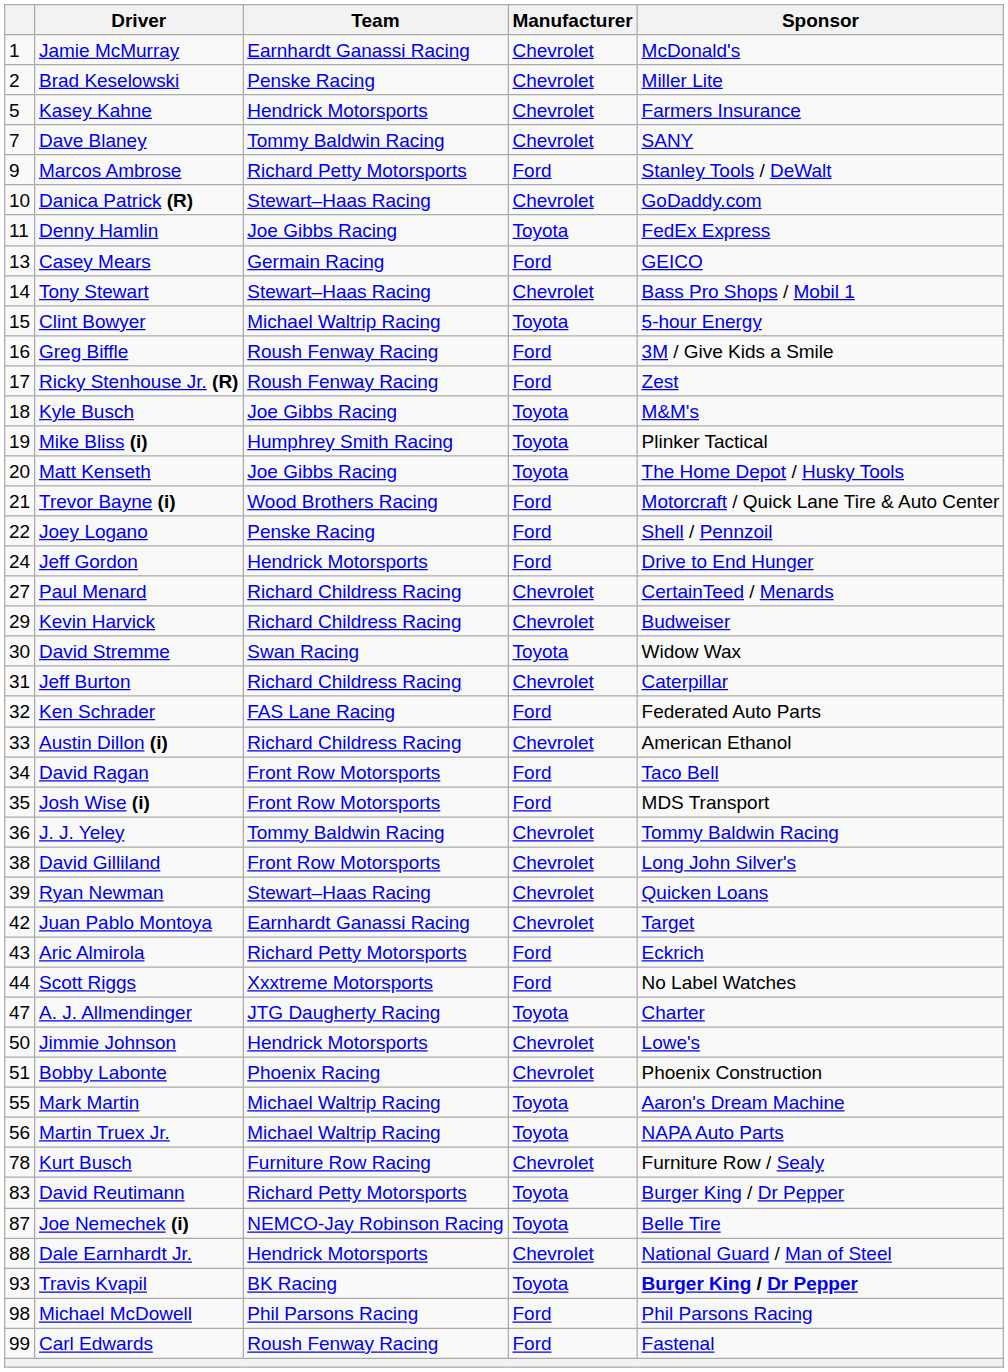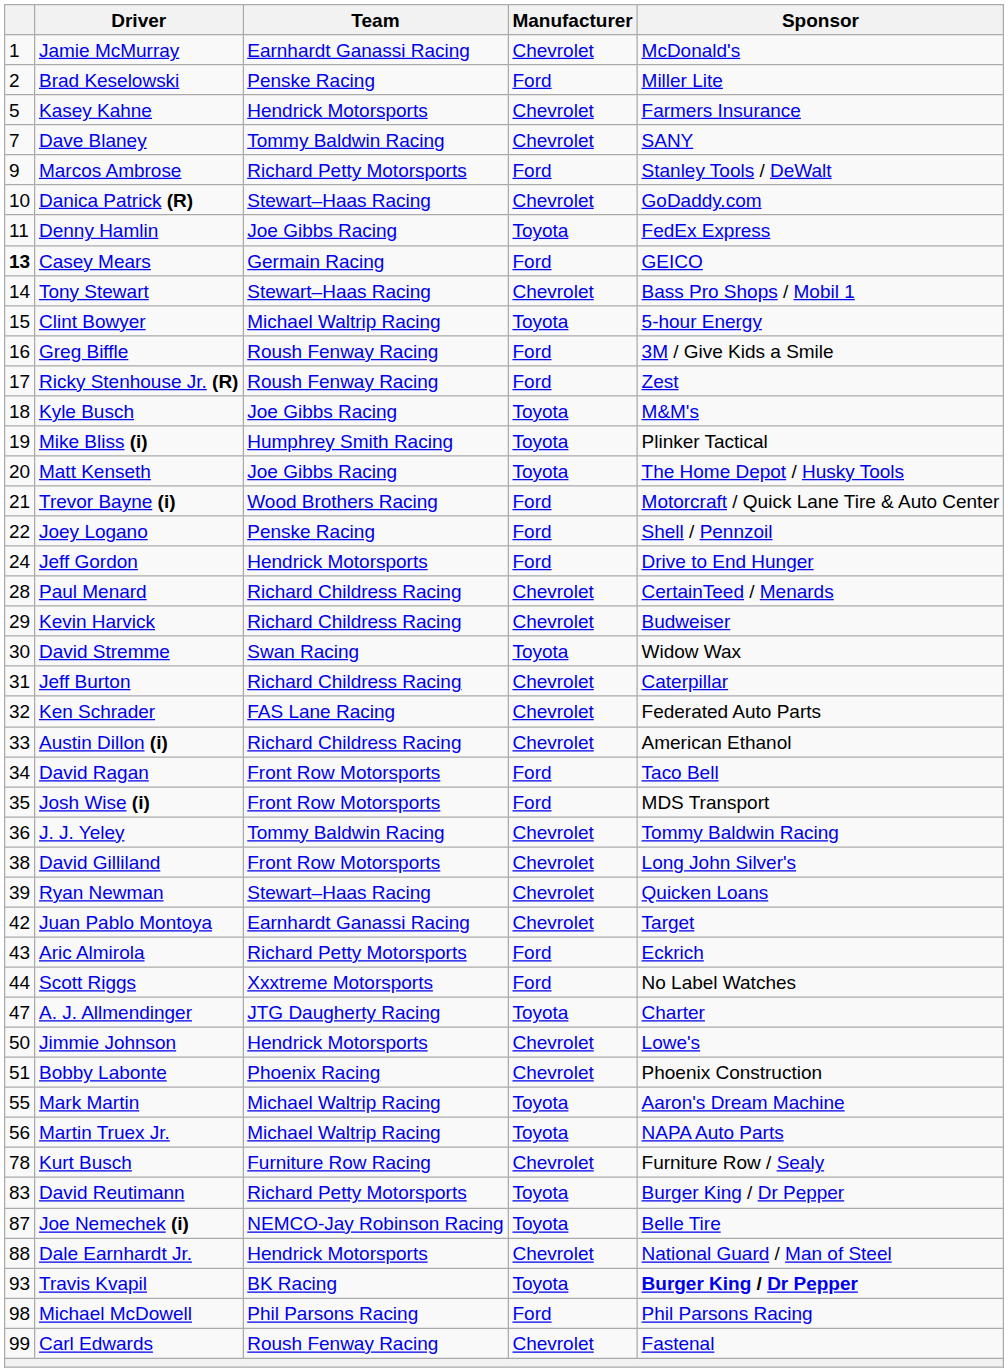(553, 80) Chevrolet -> (532, 80) Ford
(20, 260) normal -> (20, 260) bold
(20, 591) 27 -> (20, 591) 28
(532, 712) Ford -> (553, 712) Chevrolet
(532, 1343) Ford -> (553, 1343) Chevrolet
